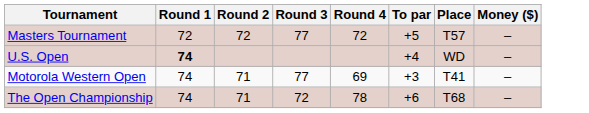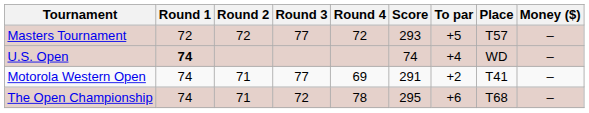+ column: (410, 15)
(411, 77) +3 -> (454, 77) +2
